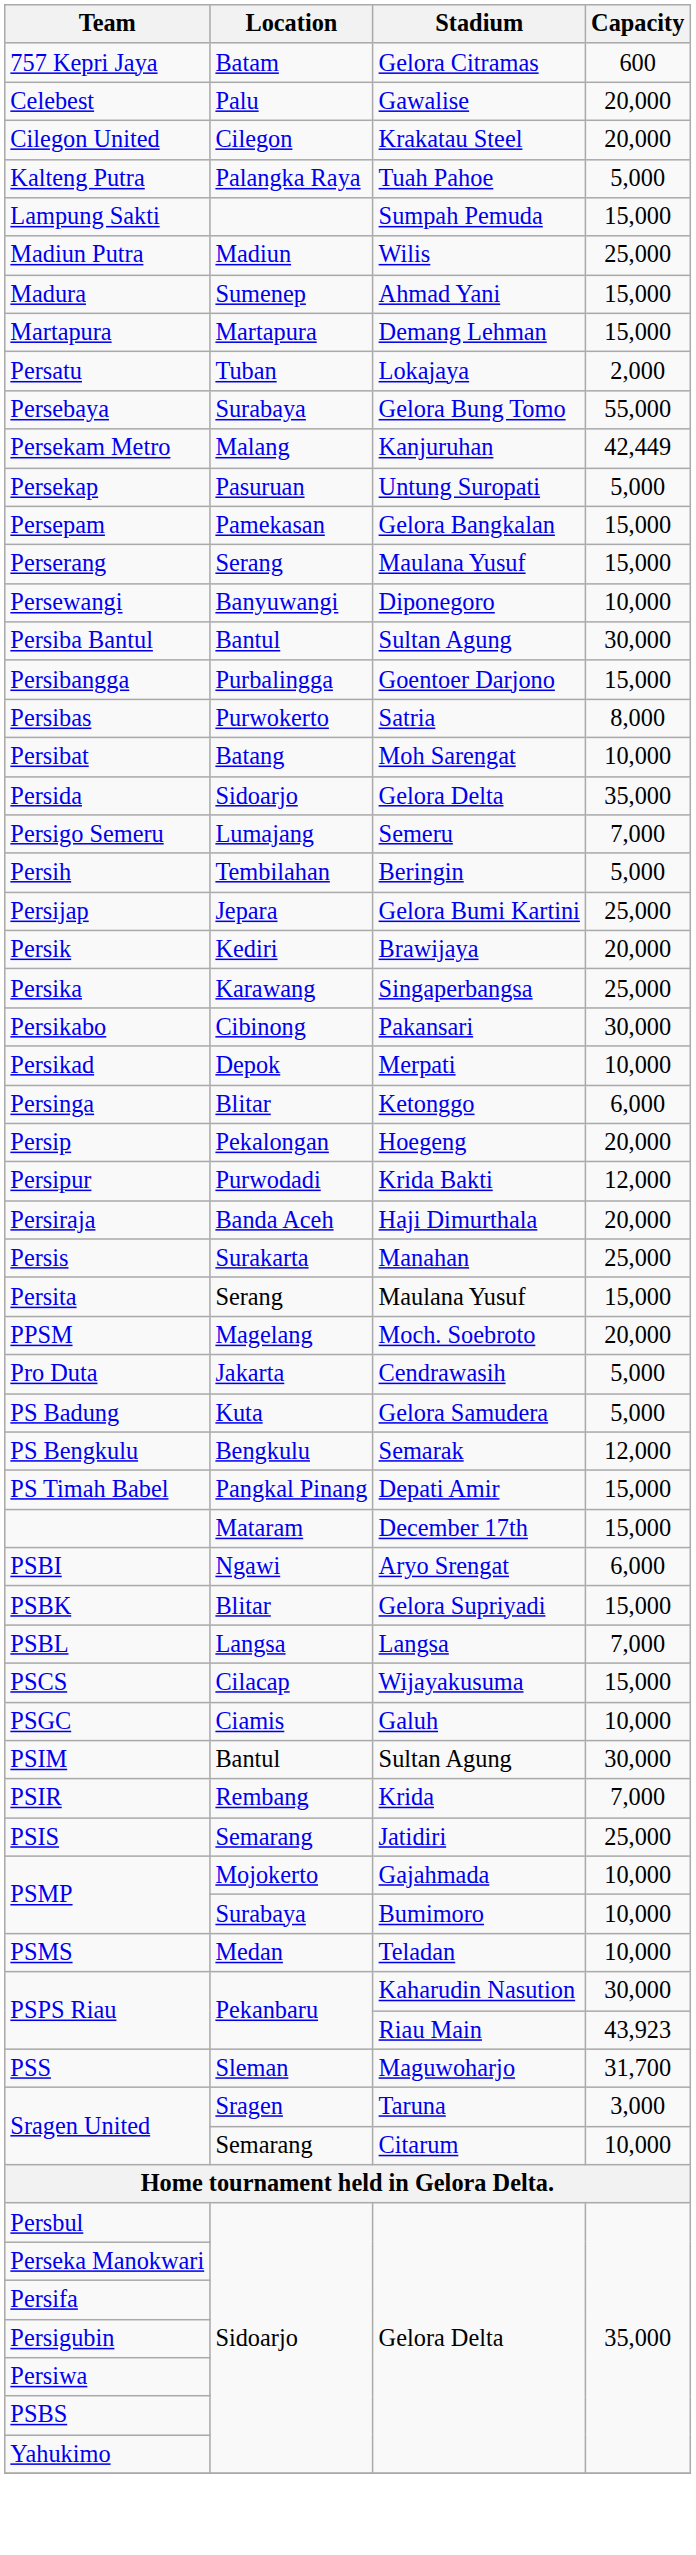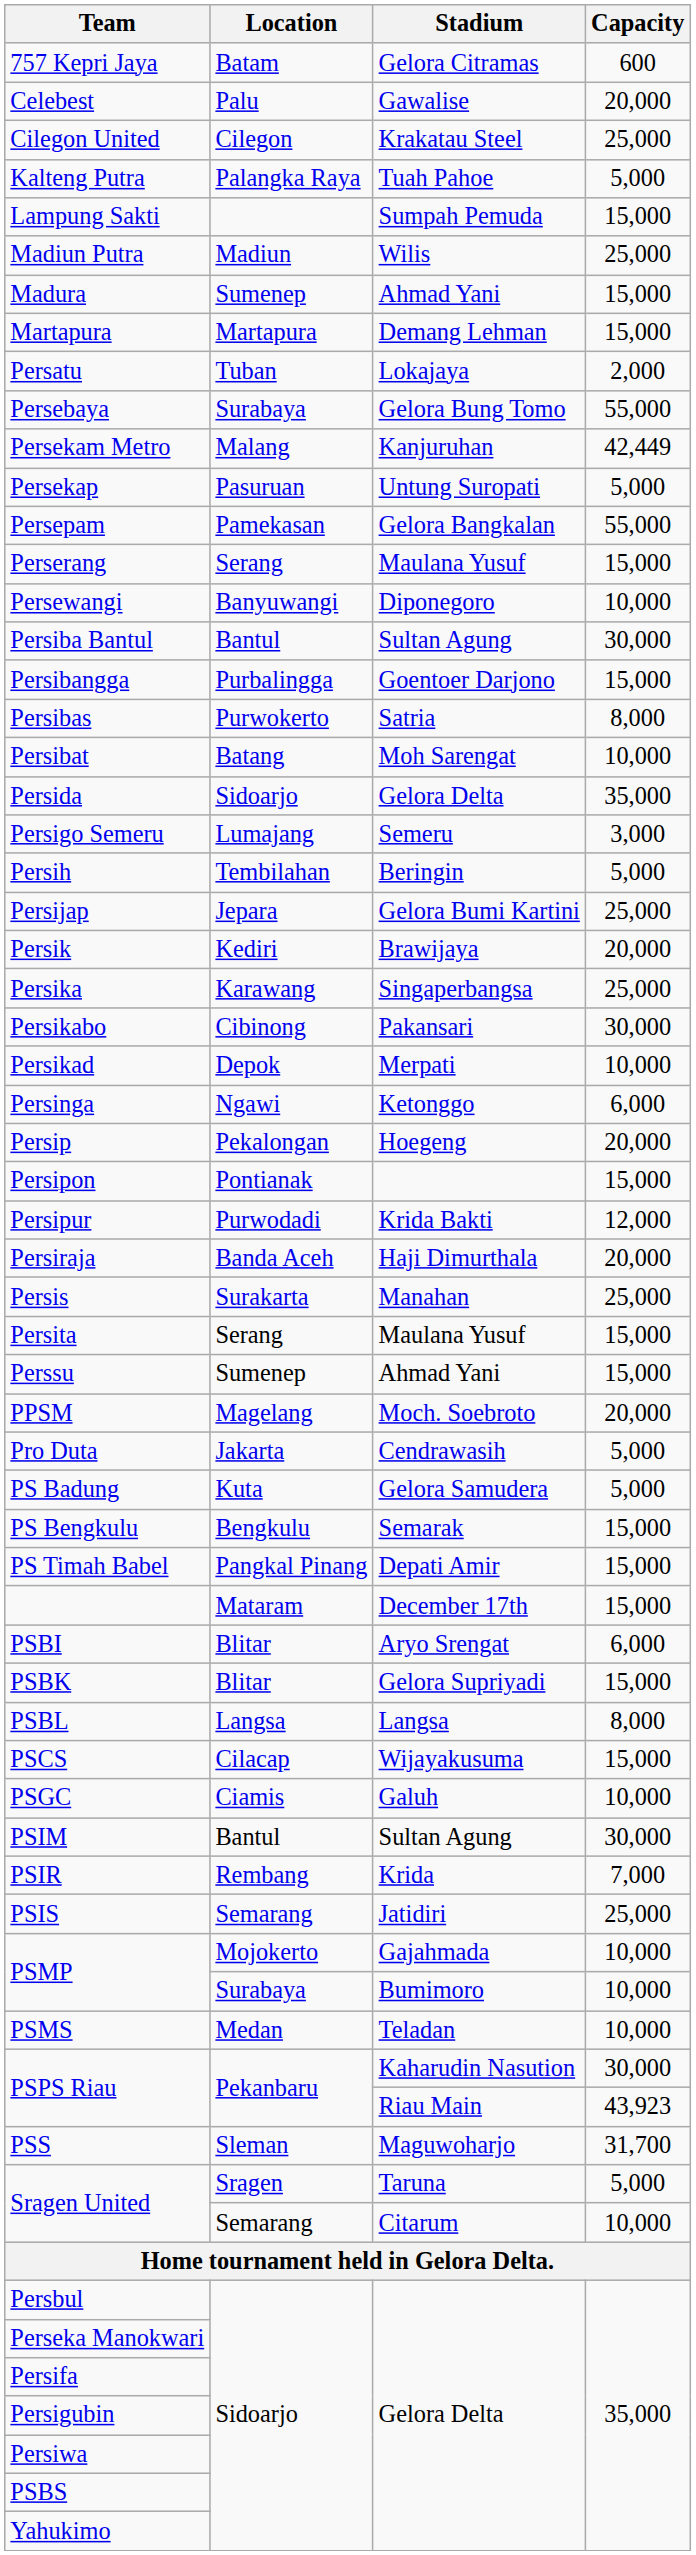(638, 139) 20,000 -> (638, 139) 25,000
(638, 525) 15,000 -> (638, 525) 55,000
(638, 833) 7,000 -> (638, 833) 3,000
(243, 1103) Blitar -> (248, 1103) Ngawi
+ row: (53, 1180)
+ row: (42, 1373)
(638, 1450) 12,000 -> (638, 1528) 15,000
(248, 1566) Ngawi -> (243, 1643) Blitar
(638, 1643) 7,000 -> (638, 1720) 8,000
(638, 2106) 3,000 -> (638, 2183) 5,000
